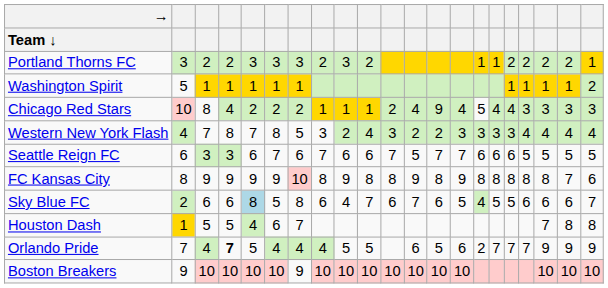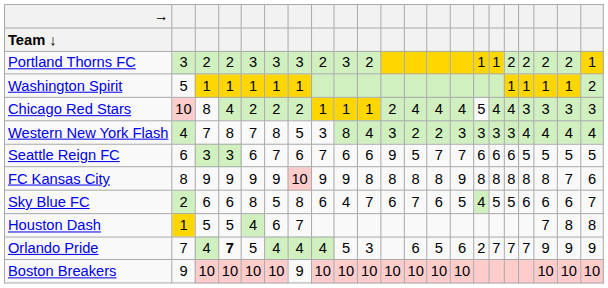(439, 109) 9 -> (439, 109) 4
(346, 133) 2 -> (346, 133) 8
(392, 156) 7 -> (392, 156) 9
(323, 179) 8 -> (323, 179) 9
(416, 179) 9 -> (416, 179) 8
(253, 202) lightblue background -> (253, 202) no background
(369, 249) 5 -> (369, 249) 3
